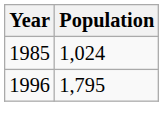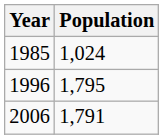+ row: (30, 117)
